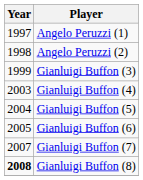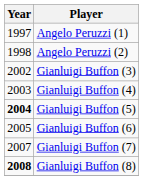(19, 71) 1999 -> (19, 71) 2002
(19, 109) normal -> (19, 109) bold
